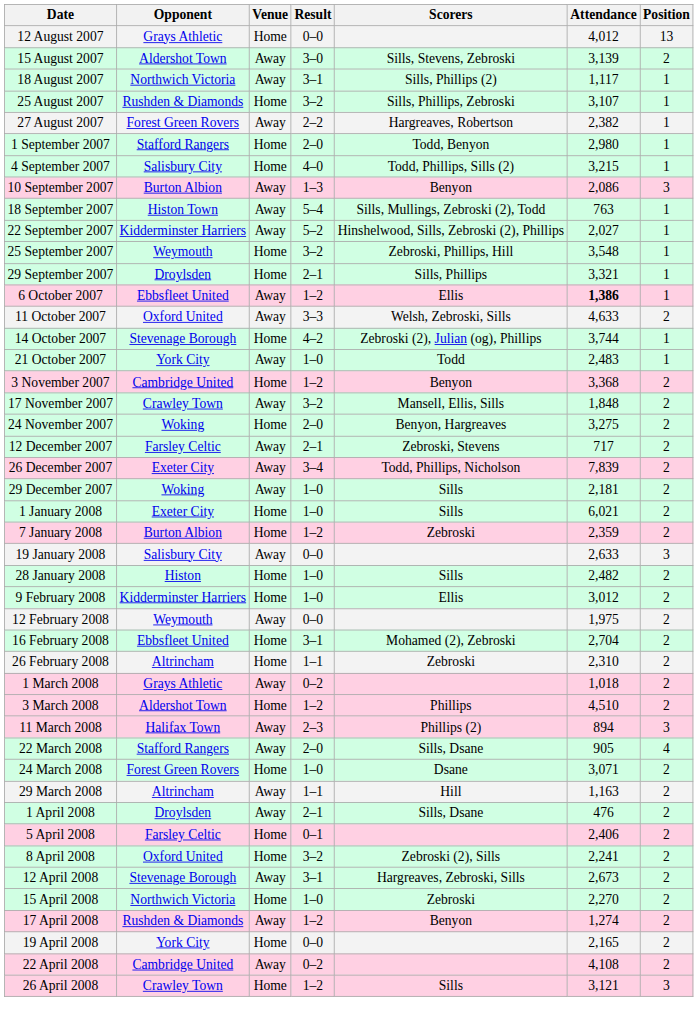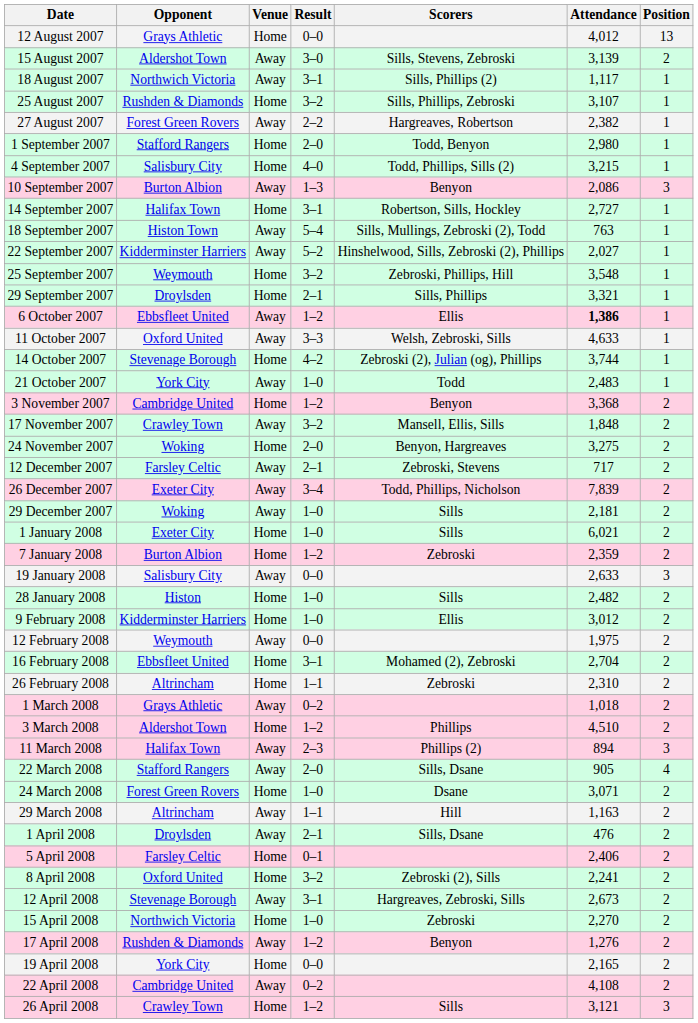+ row: (60, 209)
(666, 317) 2 -> (666, 338) 1
(604, 921) 1,274 -> (604, 942) 1,276
